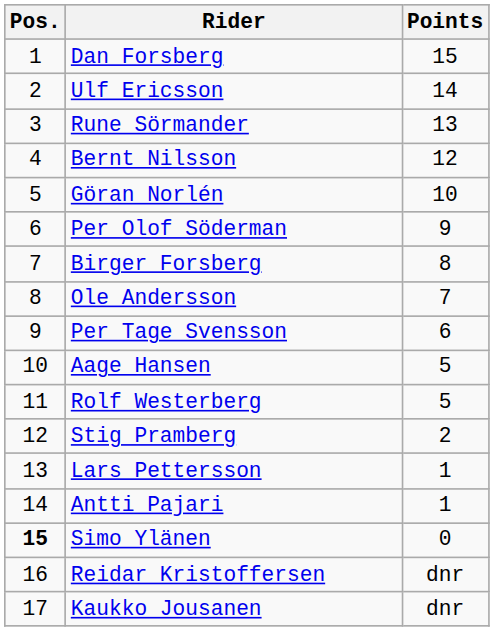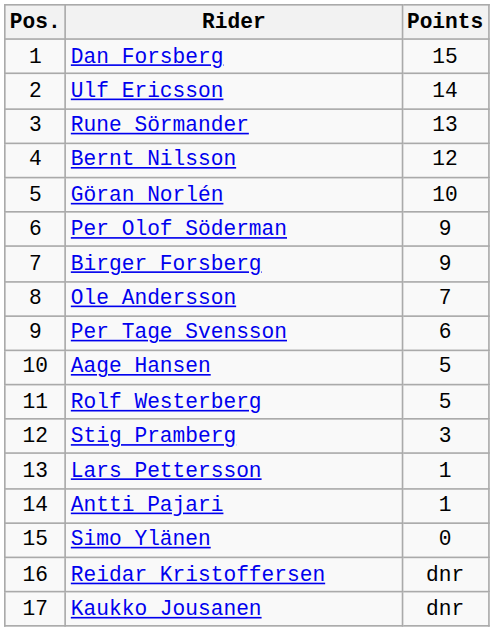(445, 264) 8 -> (445, 264) 9
(445, 437) 2 -> (445, 437) 3
(35, 540) bold -> (35, 540) normal
